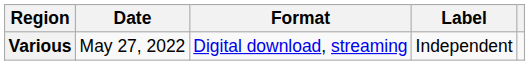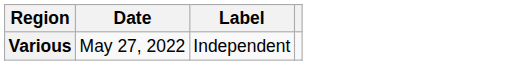- column: (300, 18)
